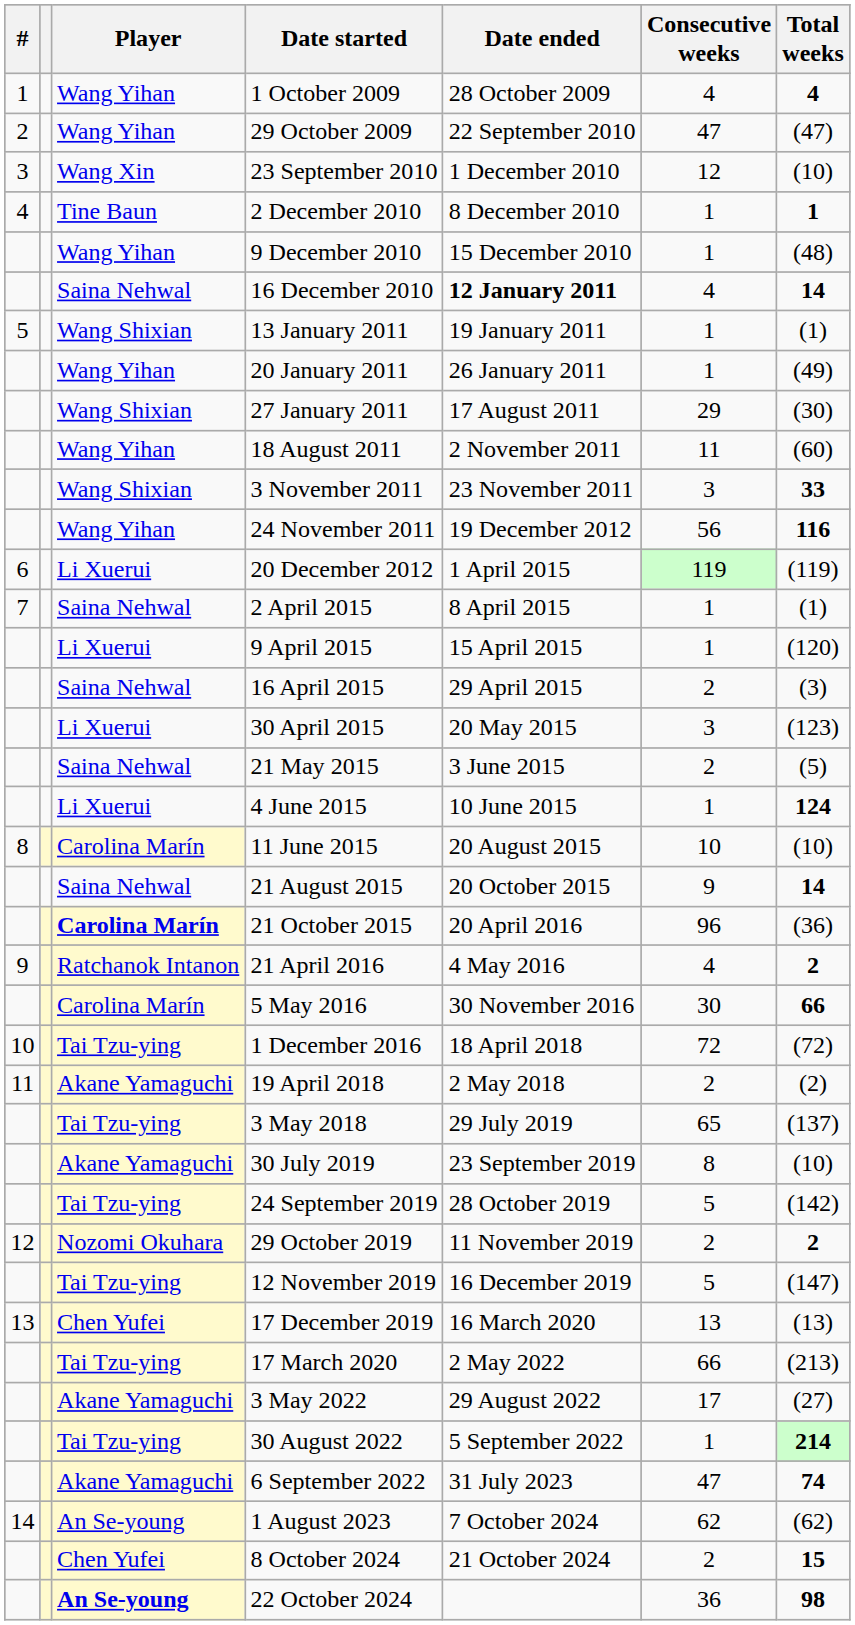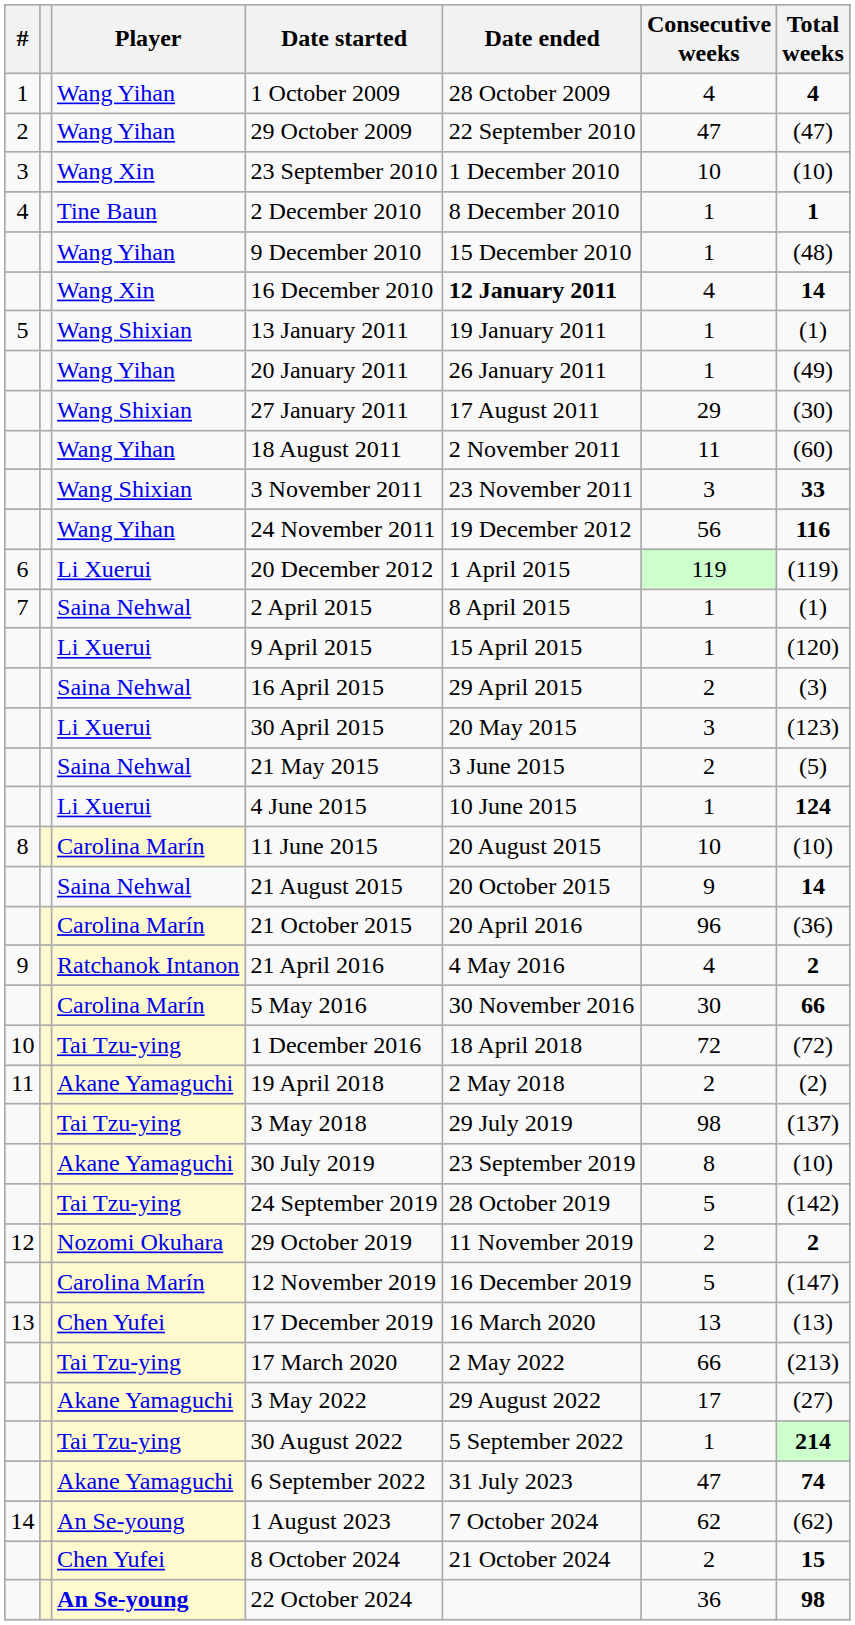(709, 172) 12 -> (709, 172) 10
(124, 291) Saina Nehwal -> (106, 291) Wang Xin
(138, 925) bold -> (131, 925) normal
(709, 1123) 65 -> (709, 1123) 98
(119, 1282) Tai Tzu-ying -> (131, 1282) Carolina Marín
